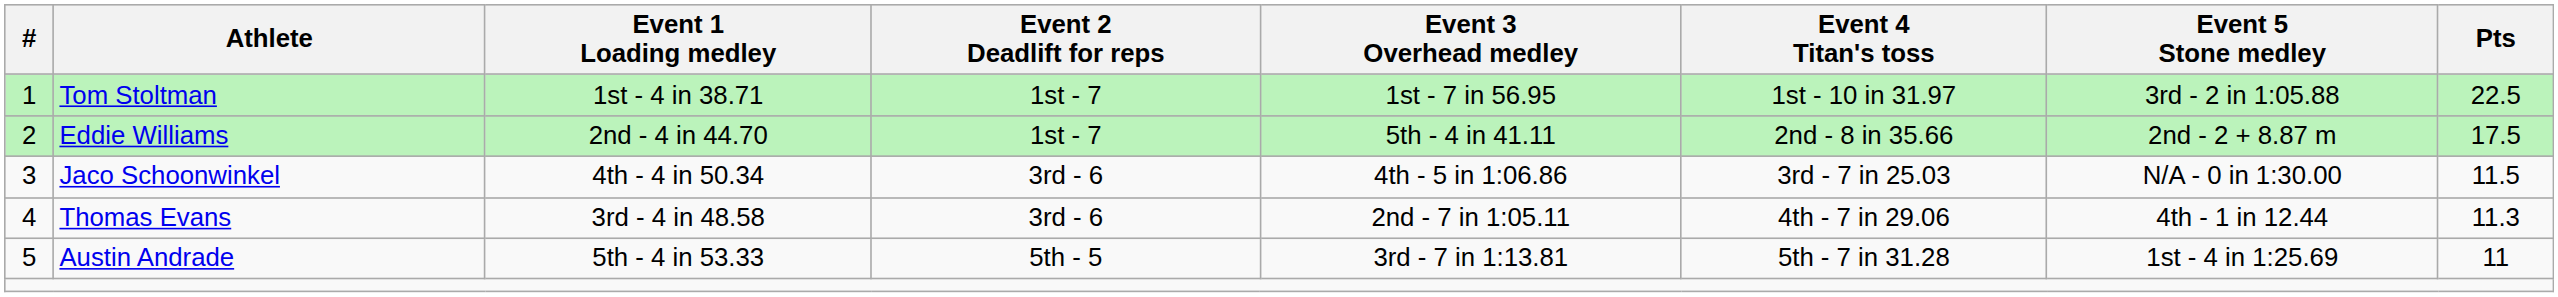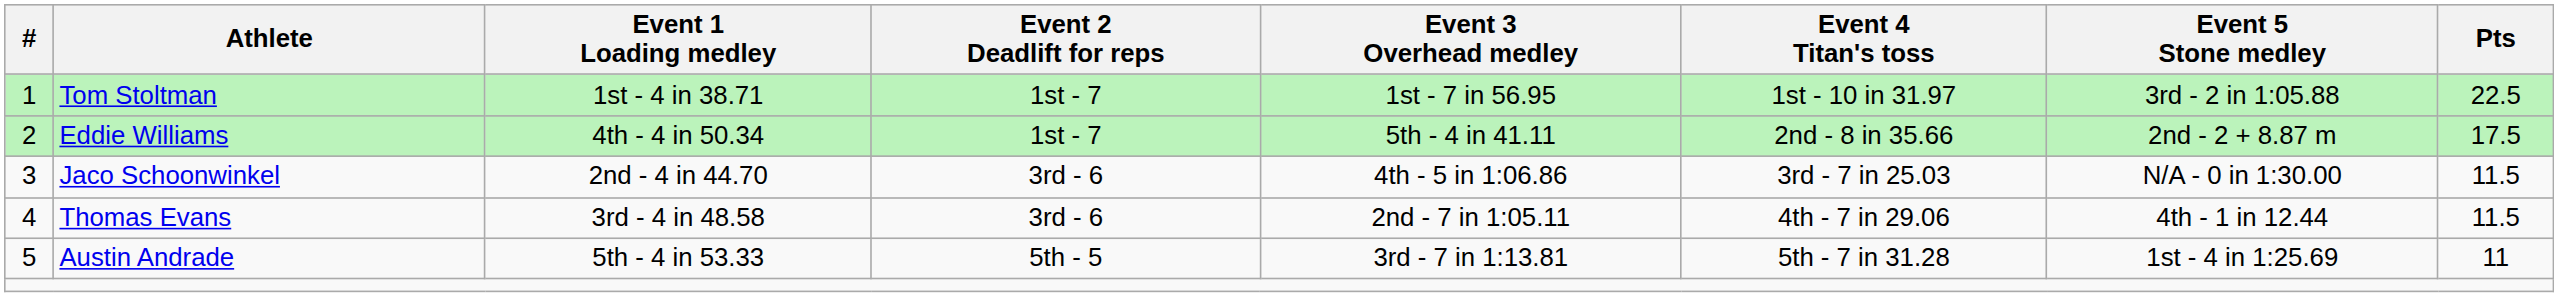(678, 135) 2nd - 4 in 44.70 -> (678, 135) 4th - 4 in 50.34
(678, 176) 4th - 4 in 50.34 -> (678, 176) 2nd - 4 in 44.70
(2496, 217) 11.3 -> (2496, 217) 11.5
